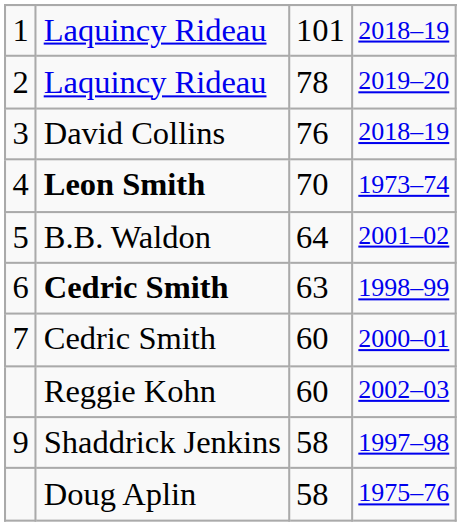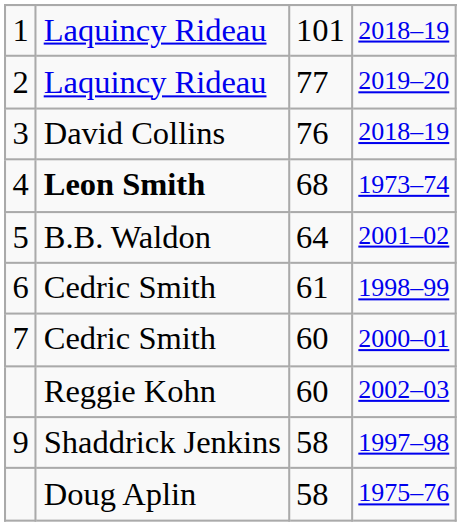(312, 81) 78 -> (312, 81) 77
(312, 184) 70 -> (312, 184) 68
(136, 287) bold -> (130, 287) normal
(312, 287) 63 -> (312, 287) 61
